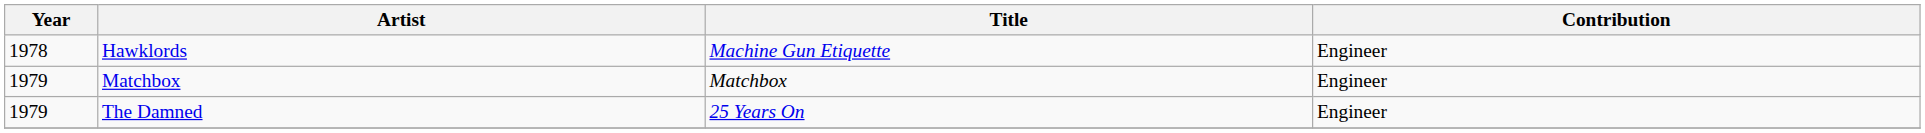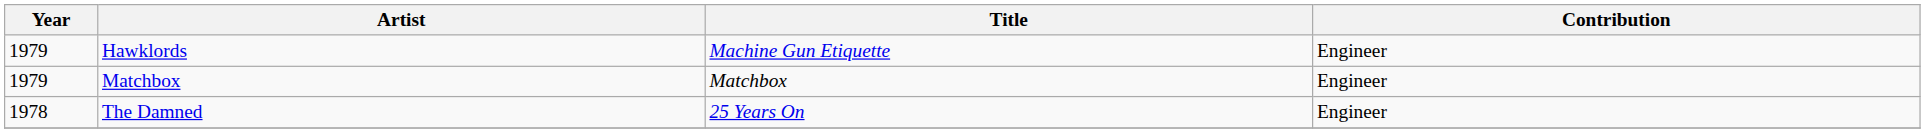(28, 50) 1978 -> (28, 50) 1979
(28, 111) 1979 -> (28, 111) 1978
